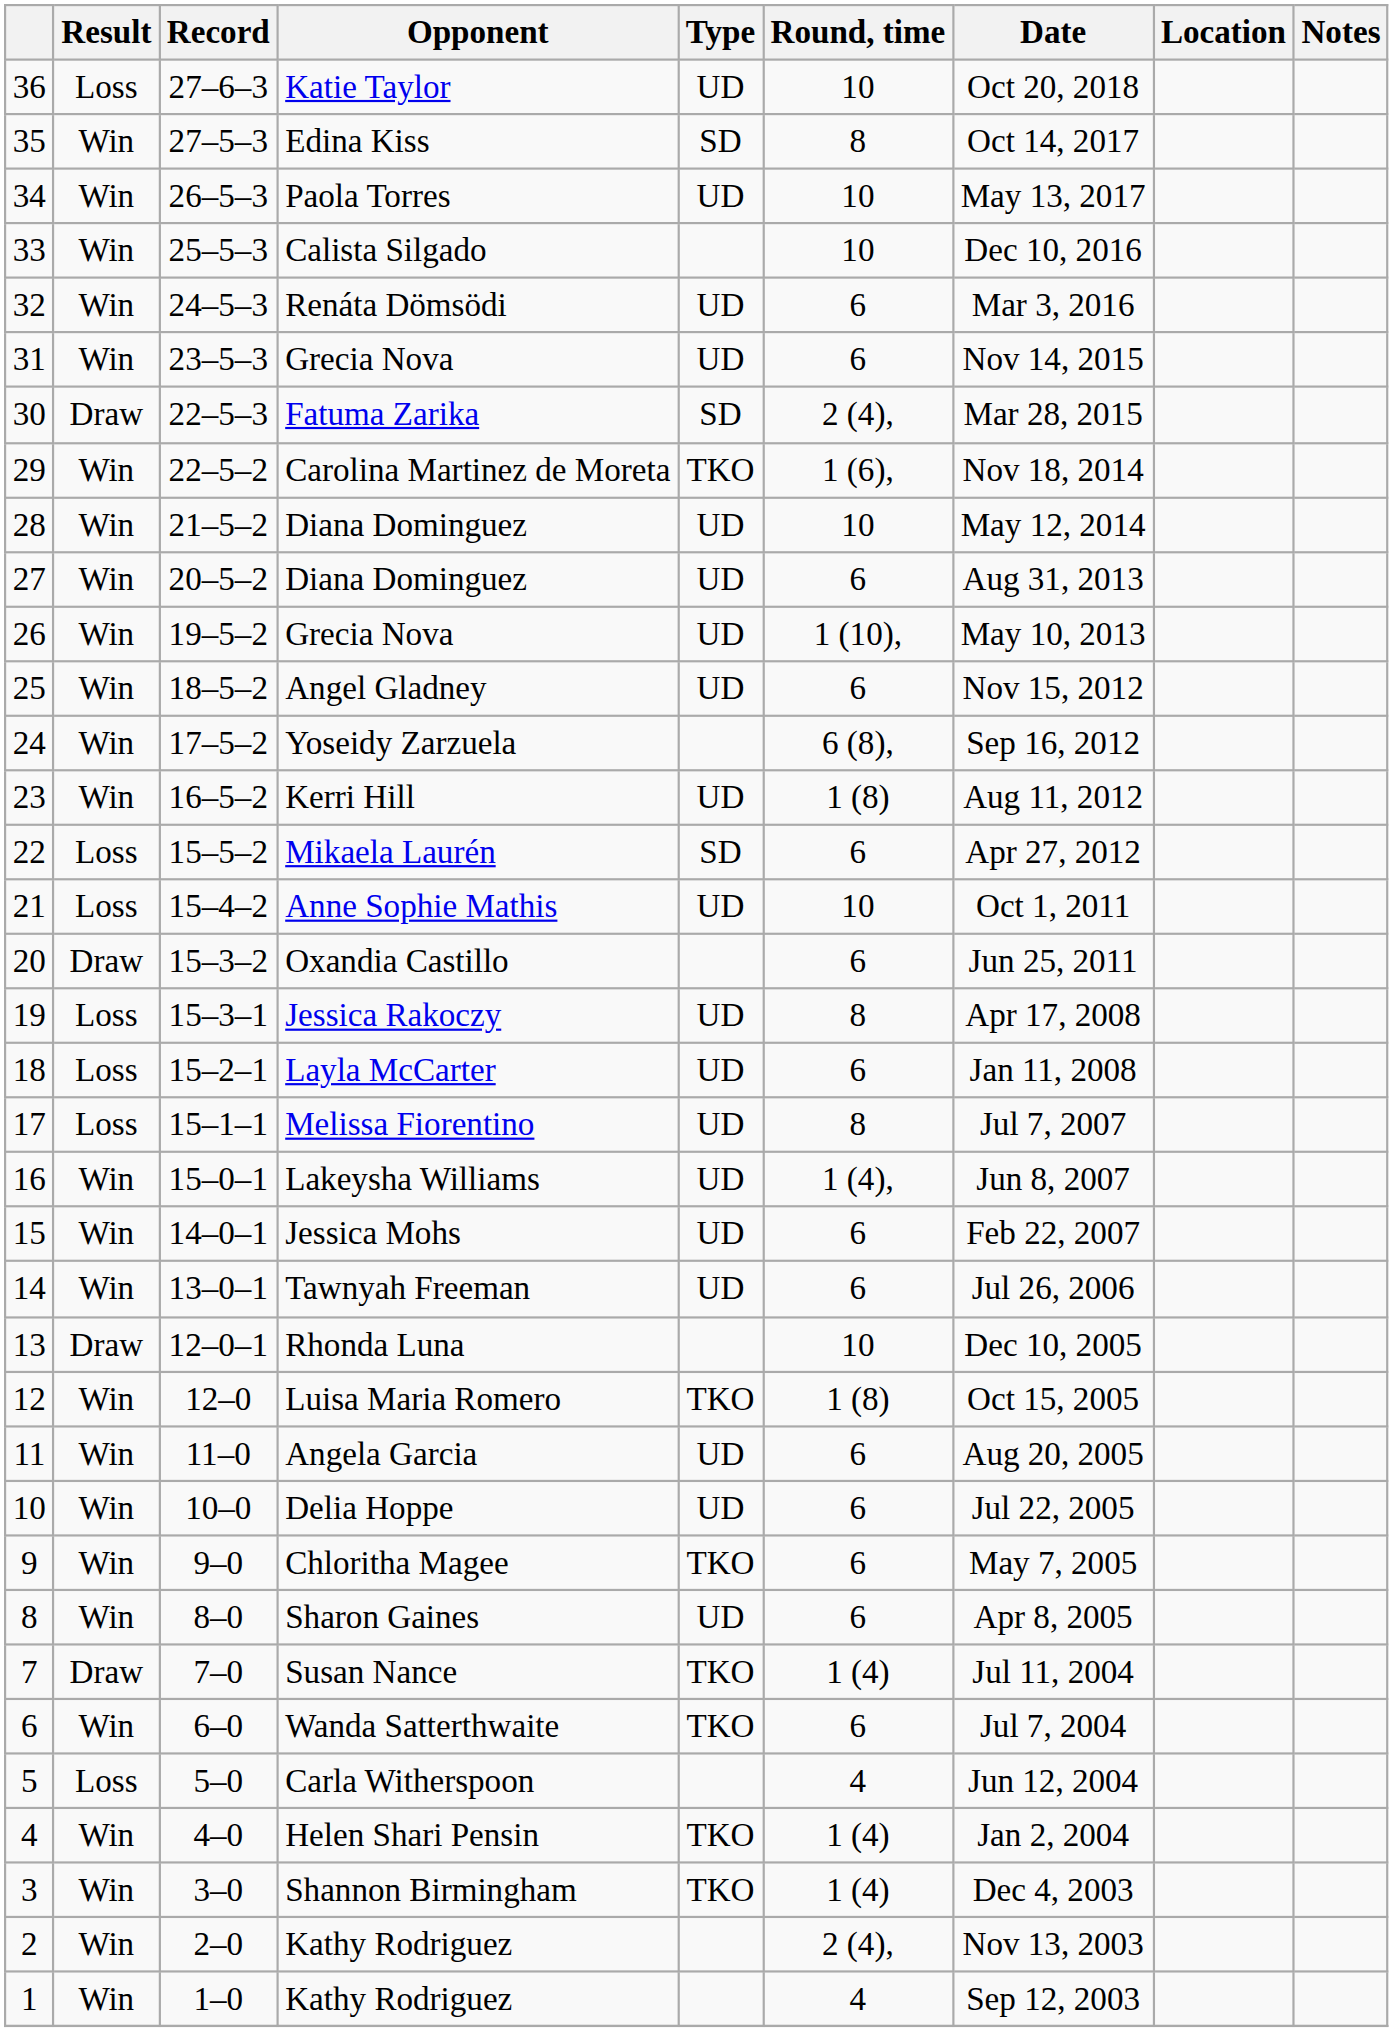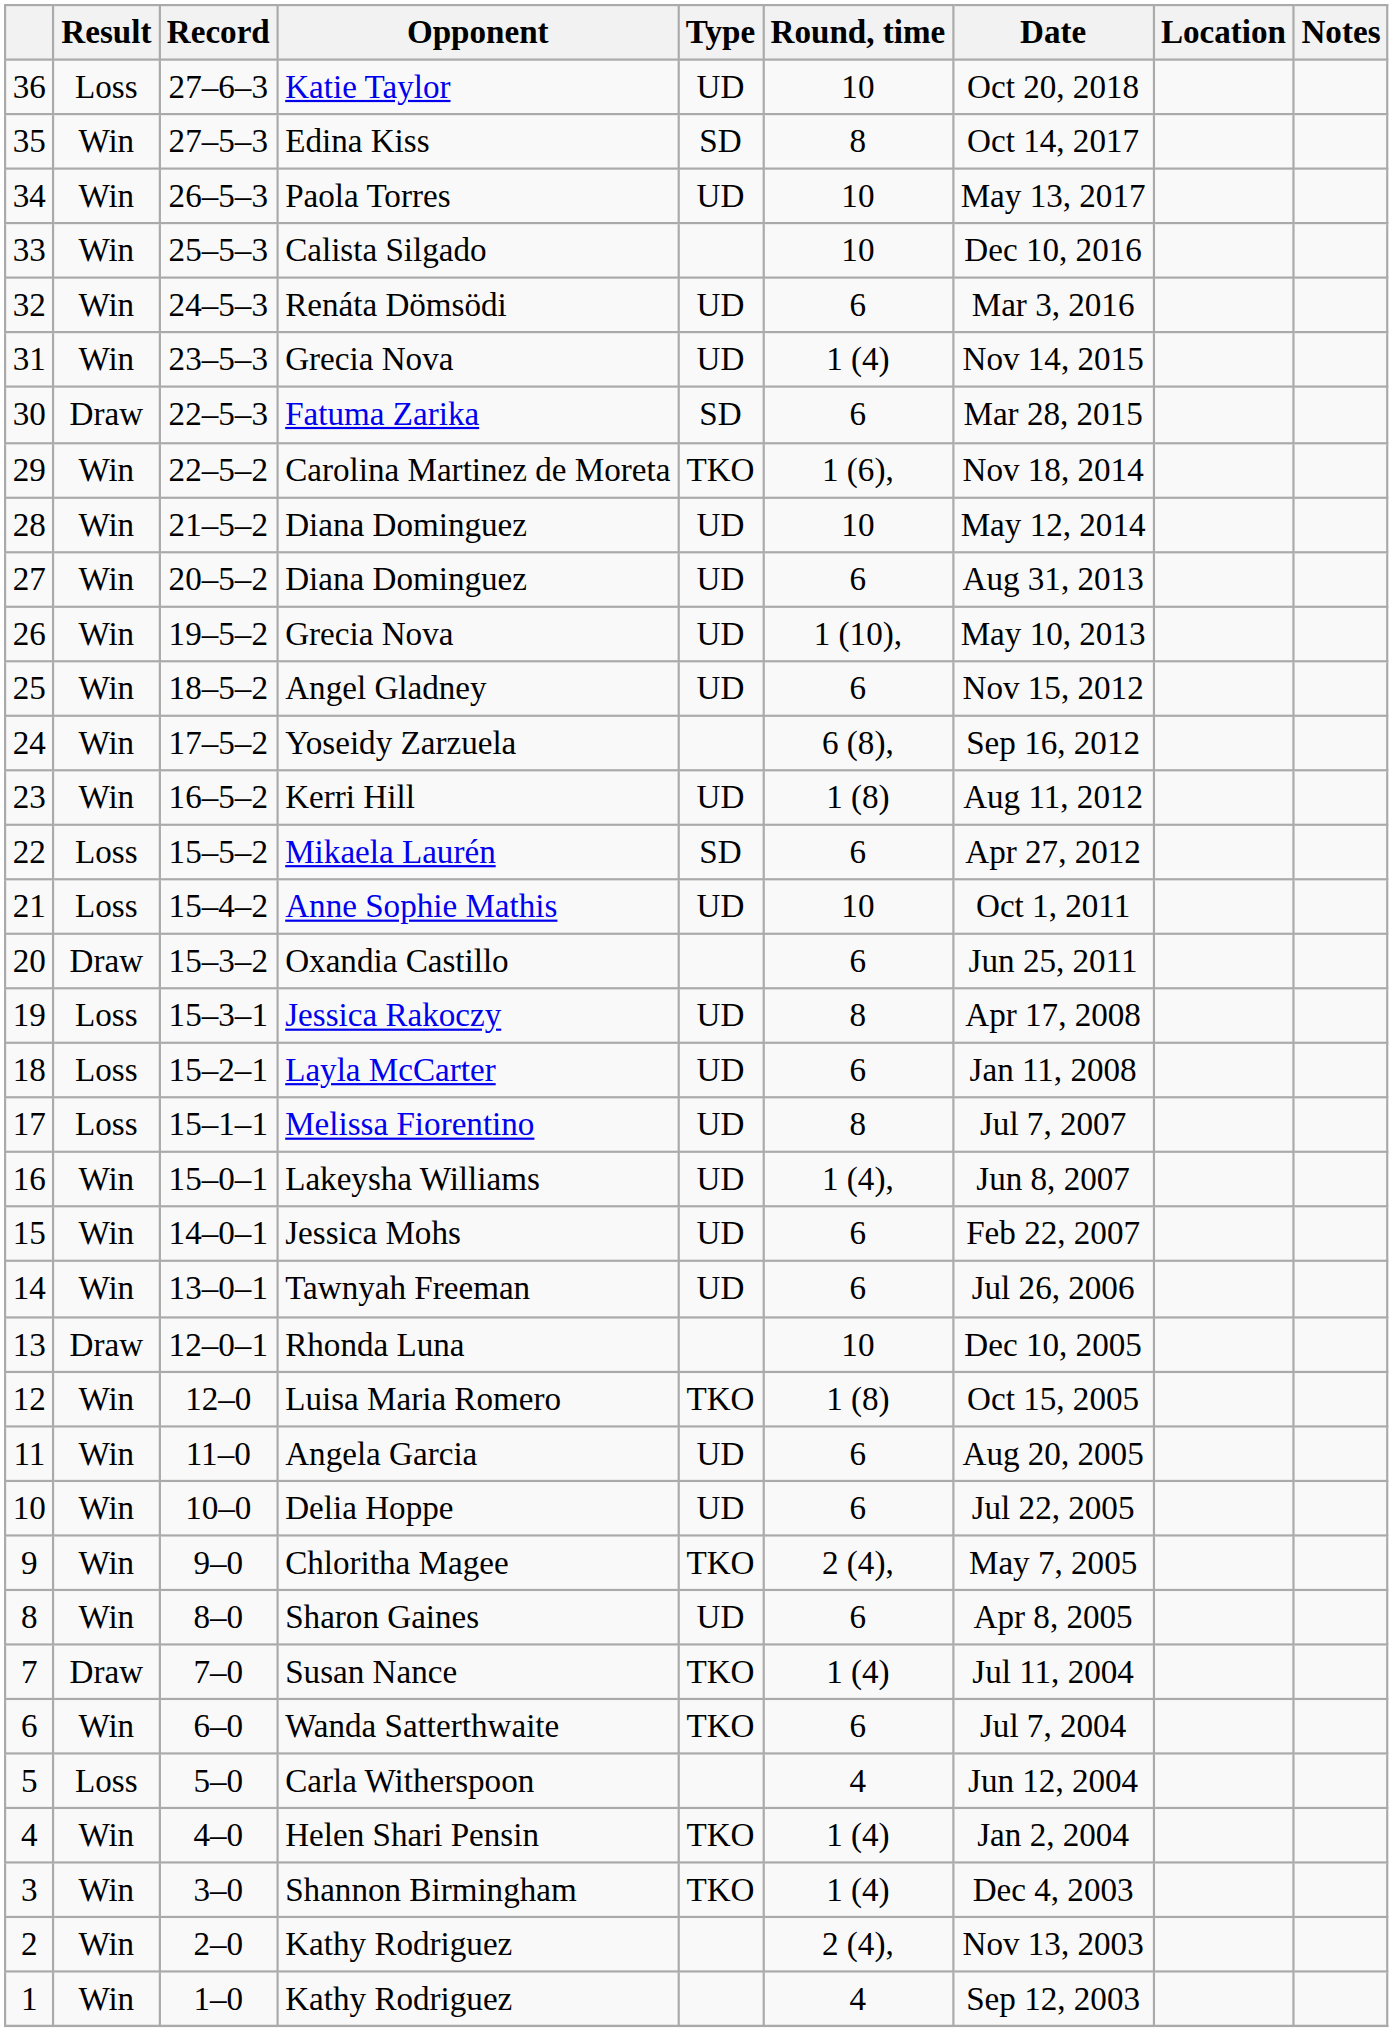(858, 359) 6 -> (858, 359) 1 (4)
(858, 414) 2 (4), -> (858, 414) 6
(858, 1561) 6 -> (858, 1561) 2 (4),
